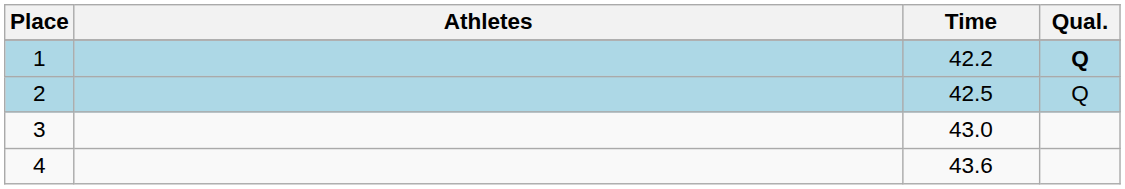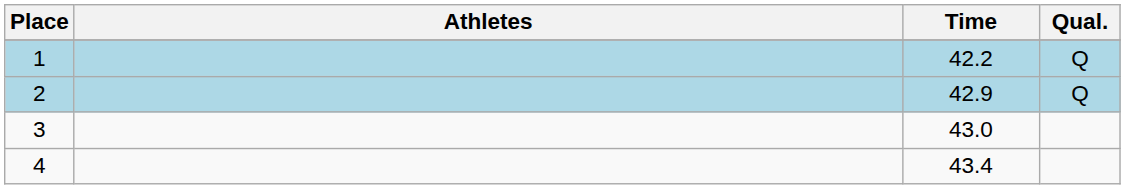(1080, 58) bold -> (1080, 58) normal
(971, 93) 42.5 -> (971, 93) 42.9
(971, 165) 43.6 -> (971, 165) 43.4
